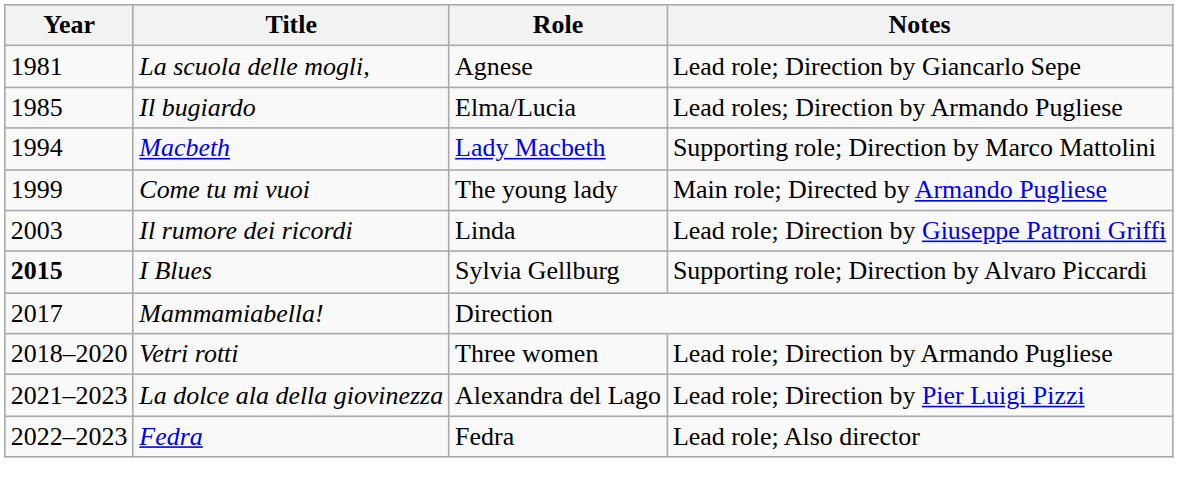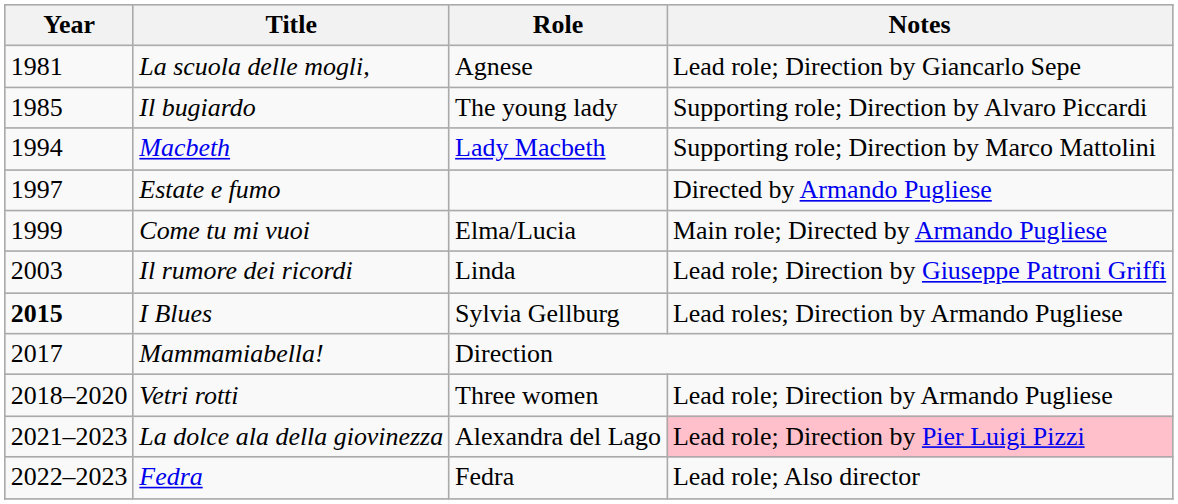(516, 107) Elma/Lucia -> (536, 107) The young lady
(898, 107) Lead roles; Direction by Armando Pugliese -> (910, 107) Supporting role; Direction by Alvaro Piccardi
+ row: (210, 189)
(536, 189) The young lady -> (516, 230) Elma/Lucia
(910, 271) Supporting role; Direction by Alvaro Piccardi -> (898, 312) Lead roles; Direction by Armando Pugliese
(879, 395) no background -> (879, 436) pink background
